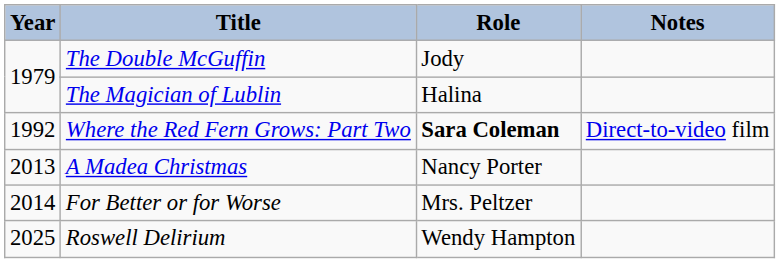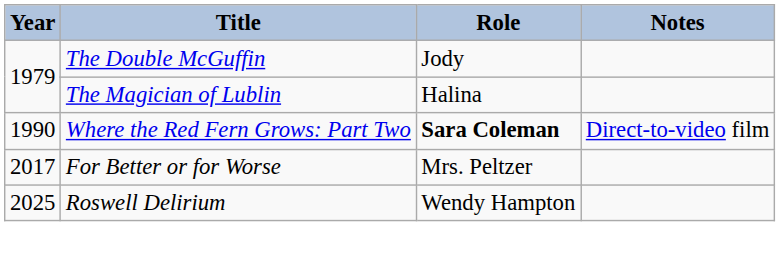(33, 130) 1992 -> (33, 130) 1990
- row: (157, 166)
(33, 202) 2014 -> (33, 166) 2017
